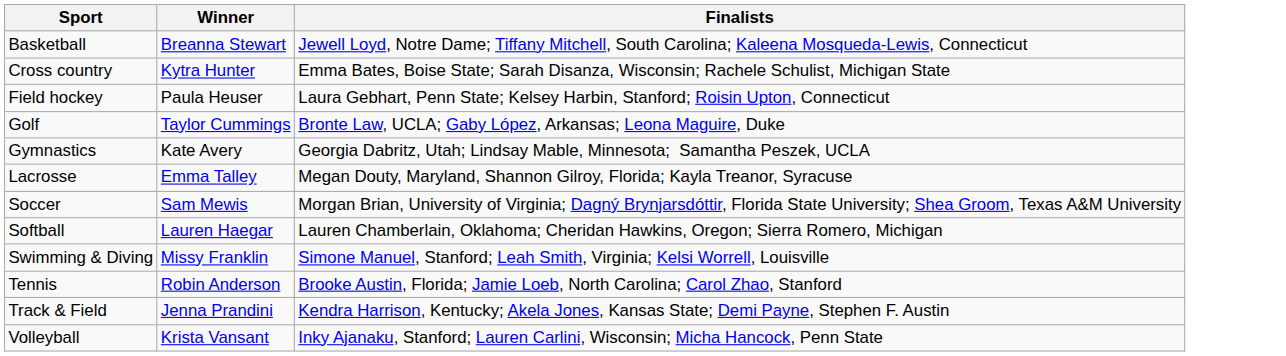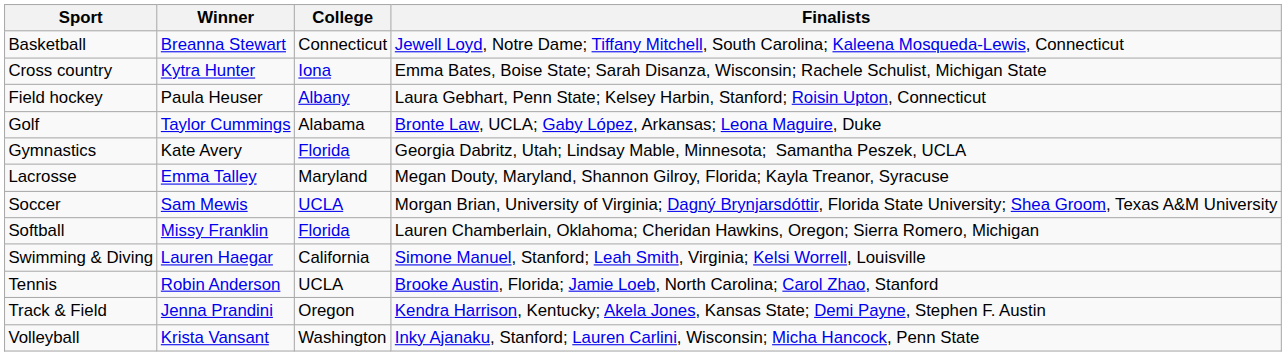+ column: (343, 17)
(217, 230) Lauren Haegar -> (215, 230) Missy Franklin
(215, 257) Missy Franklin -> (217, 257) Lauren Haegar
